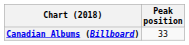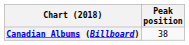(163, 34) 33 -> (163, 34) 38
